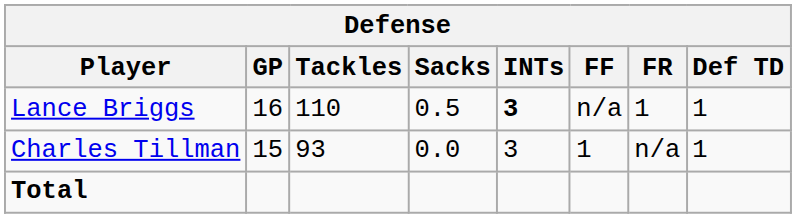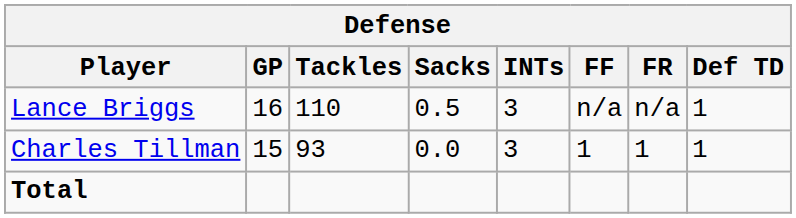(511, 109) bold -> (511, 109) normal
(642, 109) 1 -> (657, 109) n/a
(657, 150) n/a -> (642, 150) 1
